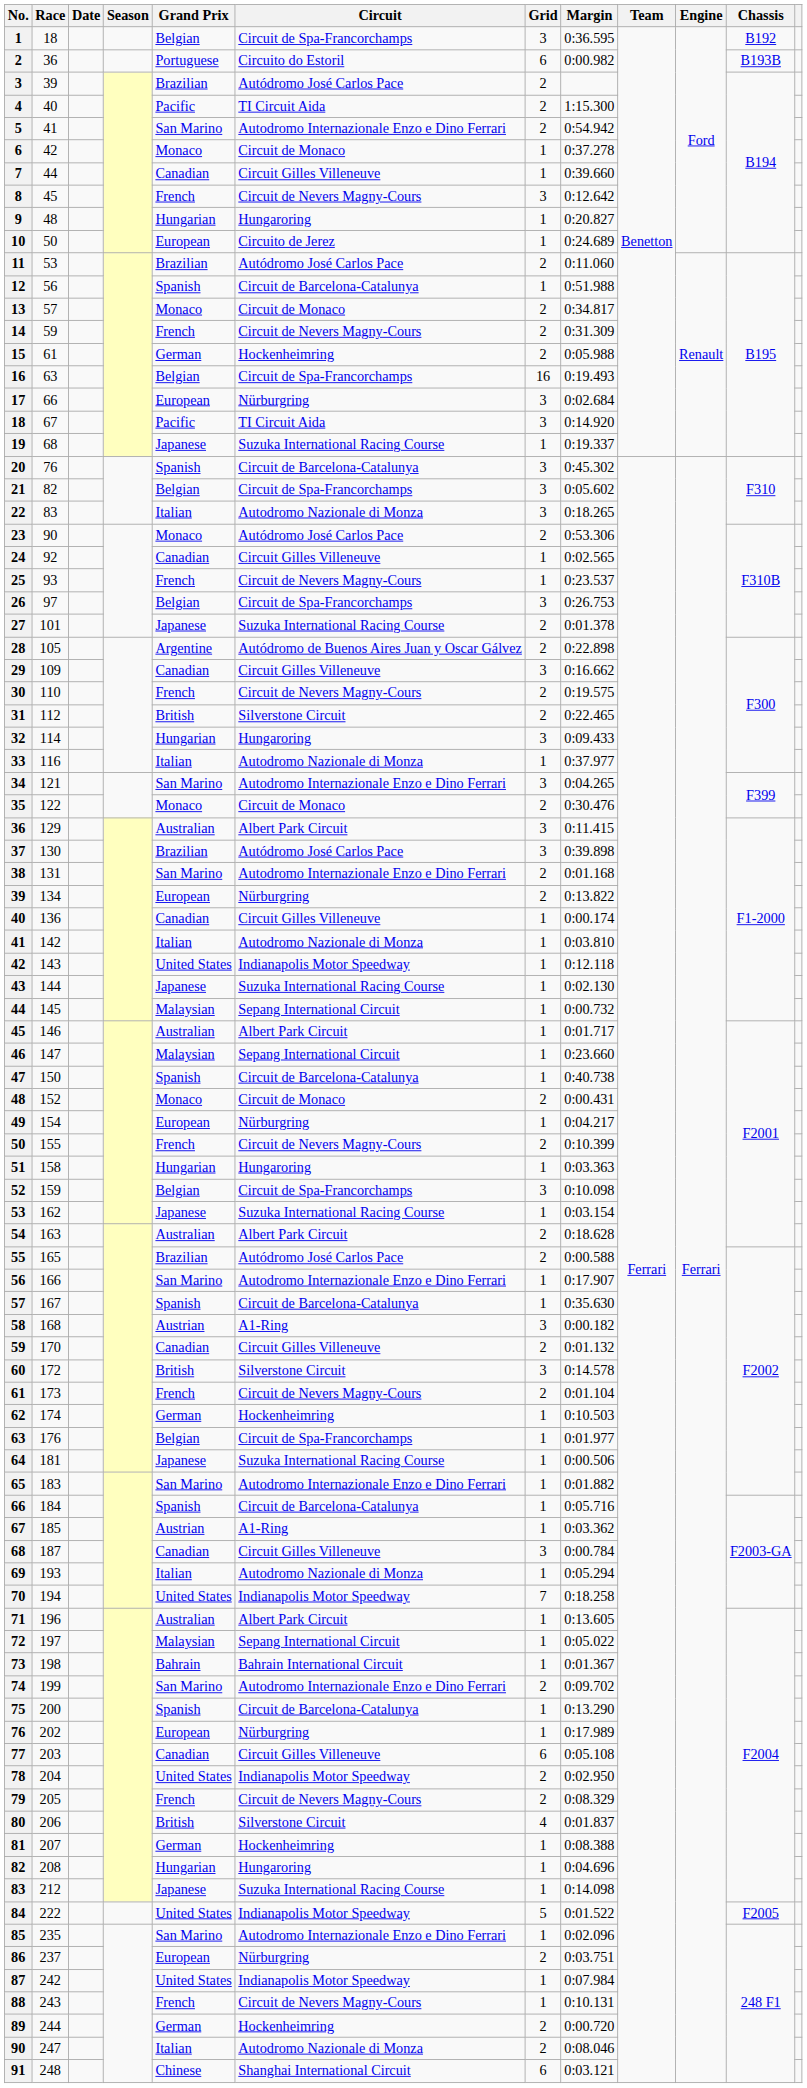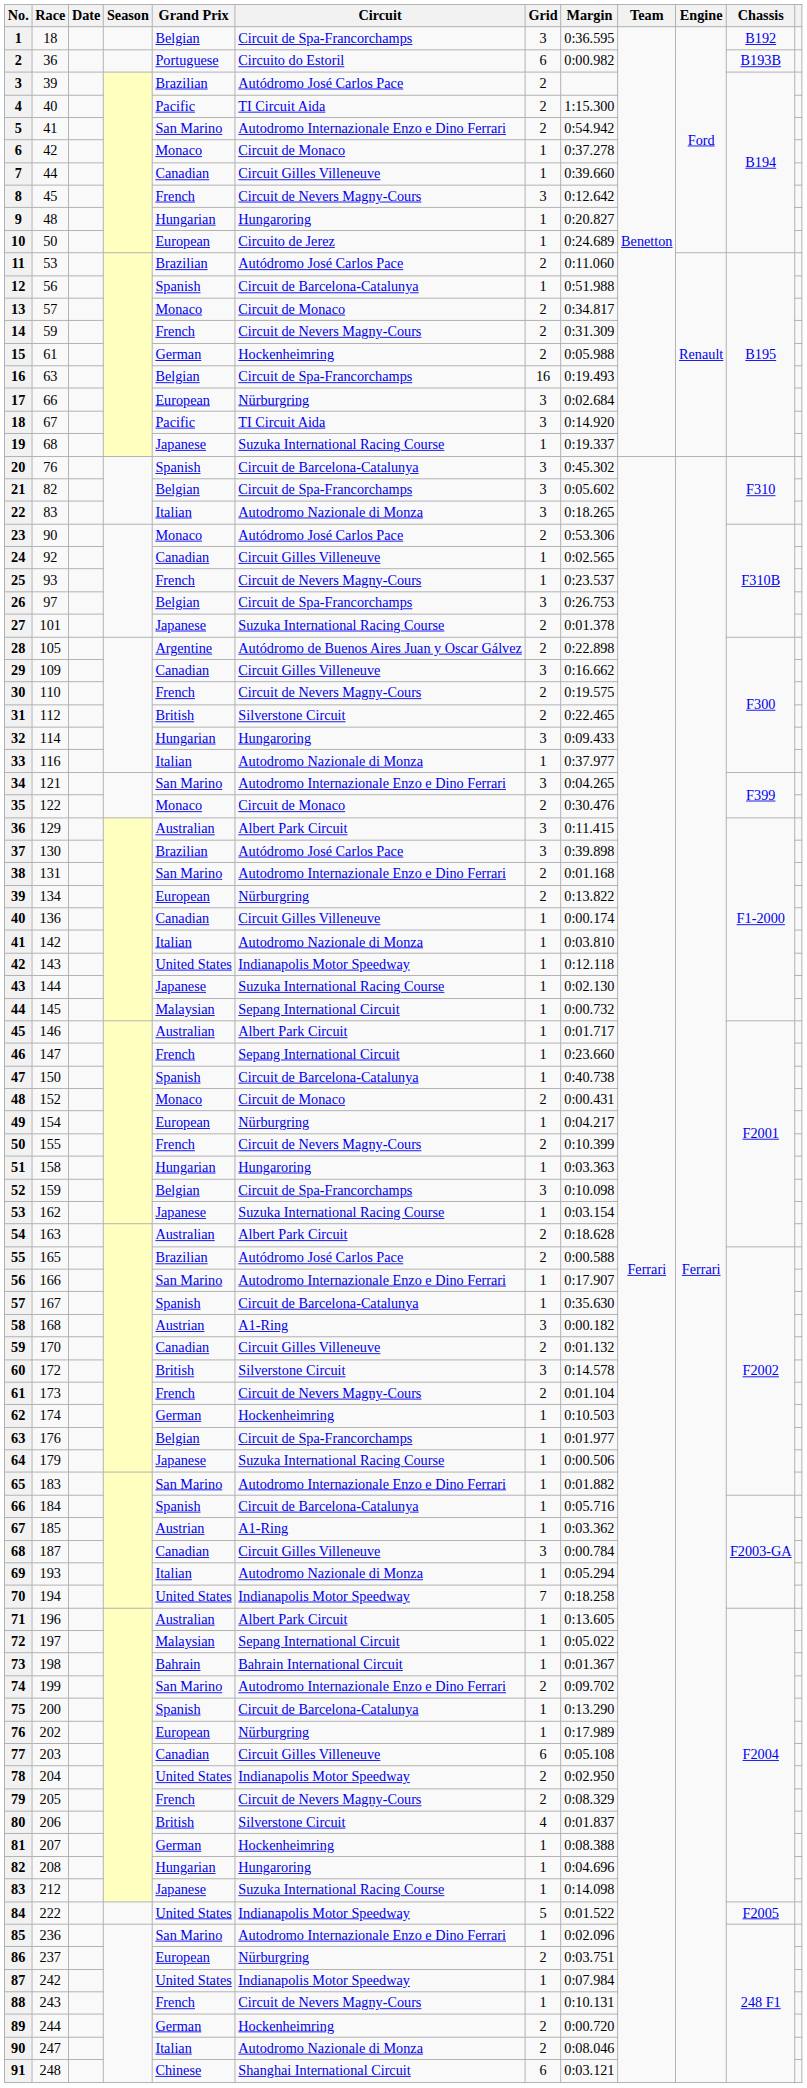(185, 1054) Malaysian -> (175, 1054) French
(50, 1461) 181 -> (50, 1461) 179
(50, 1935) 235 -> (50, 1935) 236
